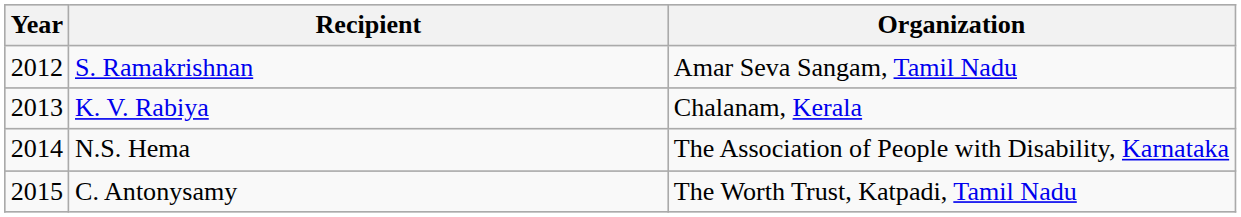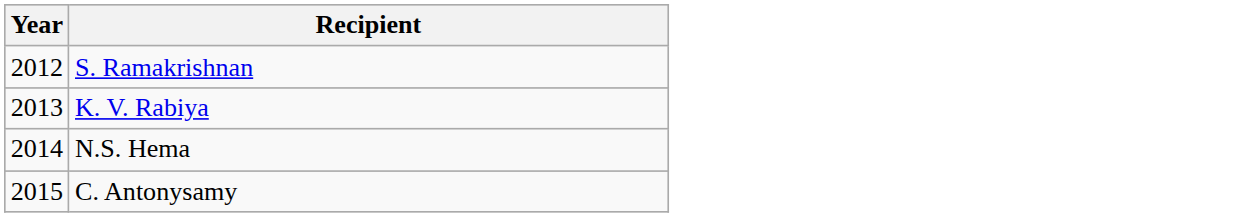- column: (951, 25)
